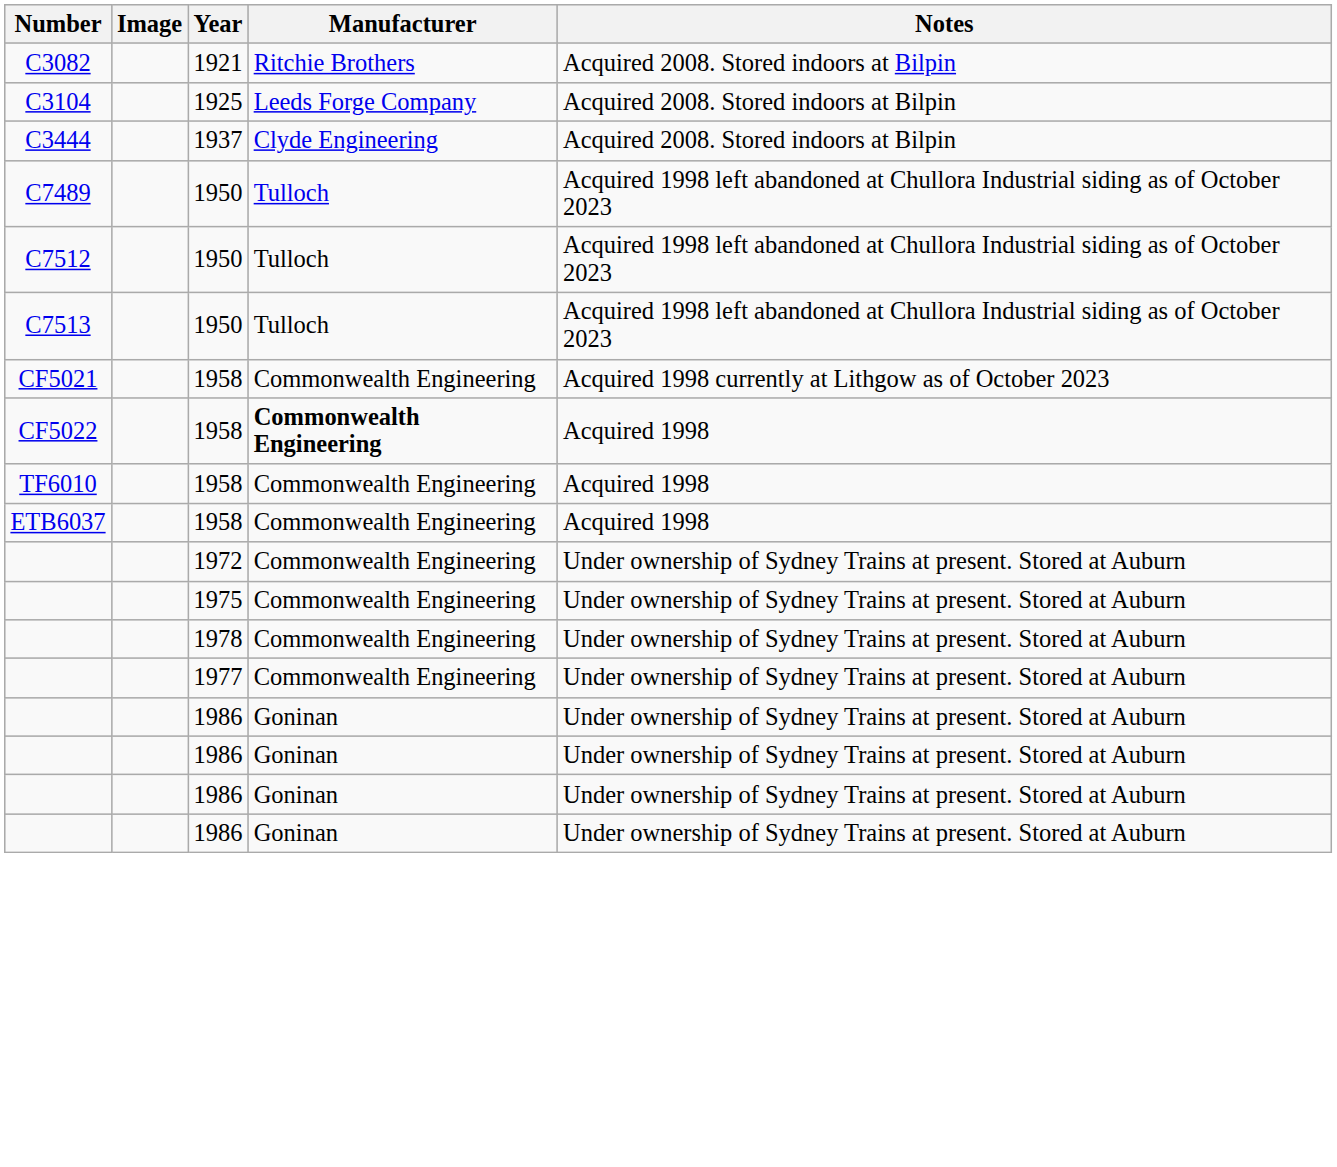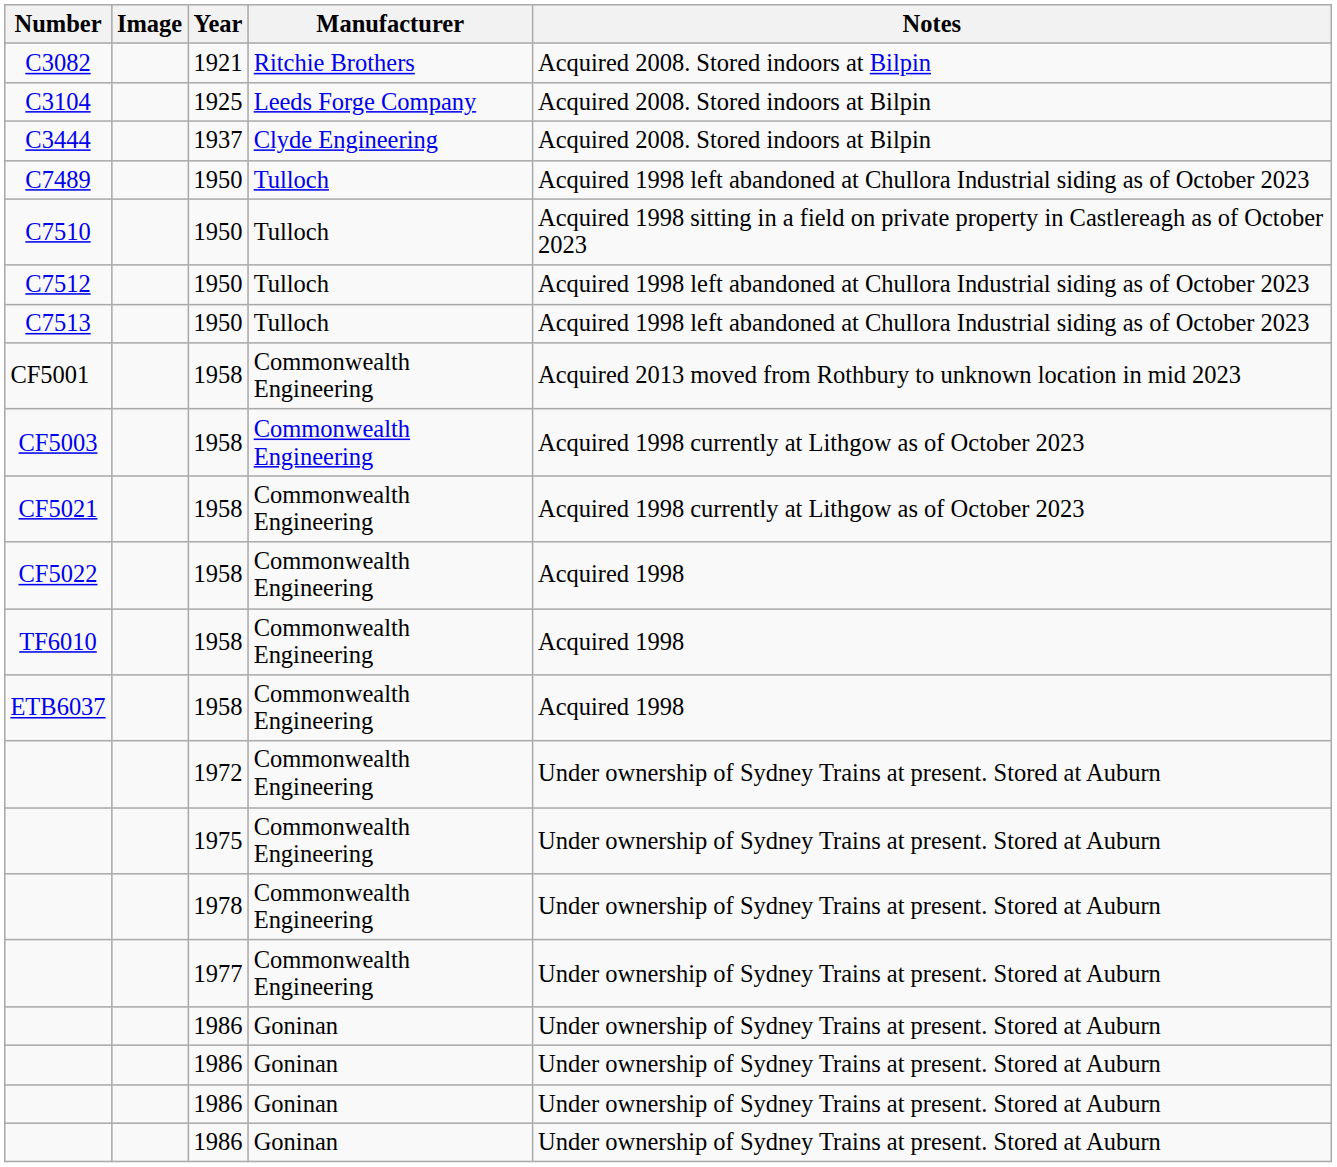+ row: (58, 231)
+ row: (50, 375)
+ row: (58, 442)
(337, 430) bold -> (332, 574) normal
